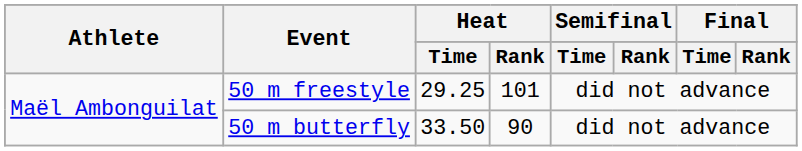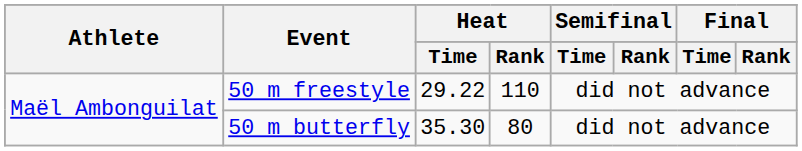(453, 91) 29.25 -> (453, 91) 29.22
(520, 91) 101 -> (520, 91) 110
(453, 128) 33.50 -> (453, 128) 35.30
(520, 128) 90 -> (520, 128) 80
